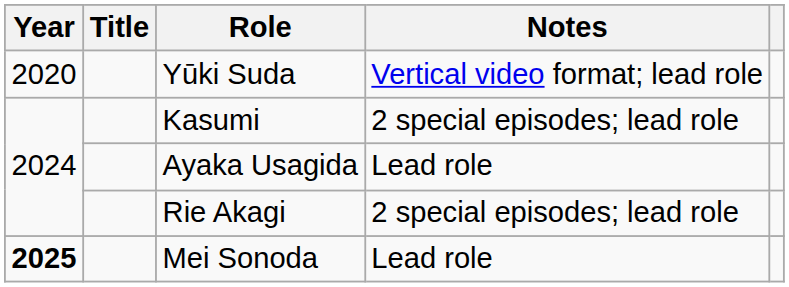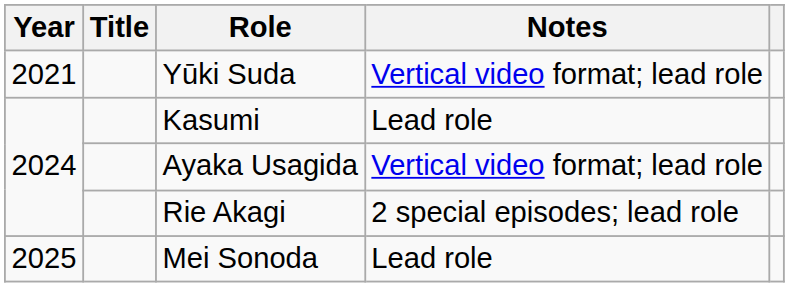(44, 73) 2020 -> (44, 73) 2021
(555, 119) 2 special episodes; lead role -> (432, 119) Lead role
(432, 166) Lead role -> (567, 166) Vertical video format; lead role
(44, 258) bold -> (44, 258) normal
